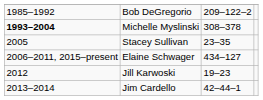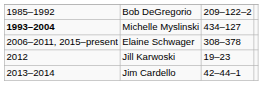(222, 27) 308–378 -> (222, 27) 434–127
- row: (155, 42)
(222, 57) 434–127 -> (222, 42) 308–378
